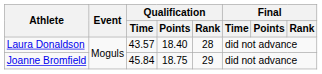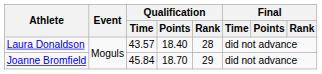(175, 61) 18.75 -> (175, 61) 18.70
